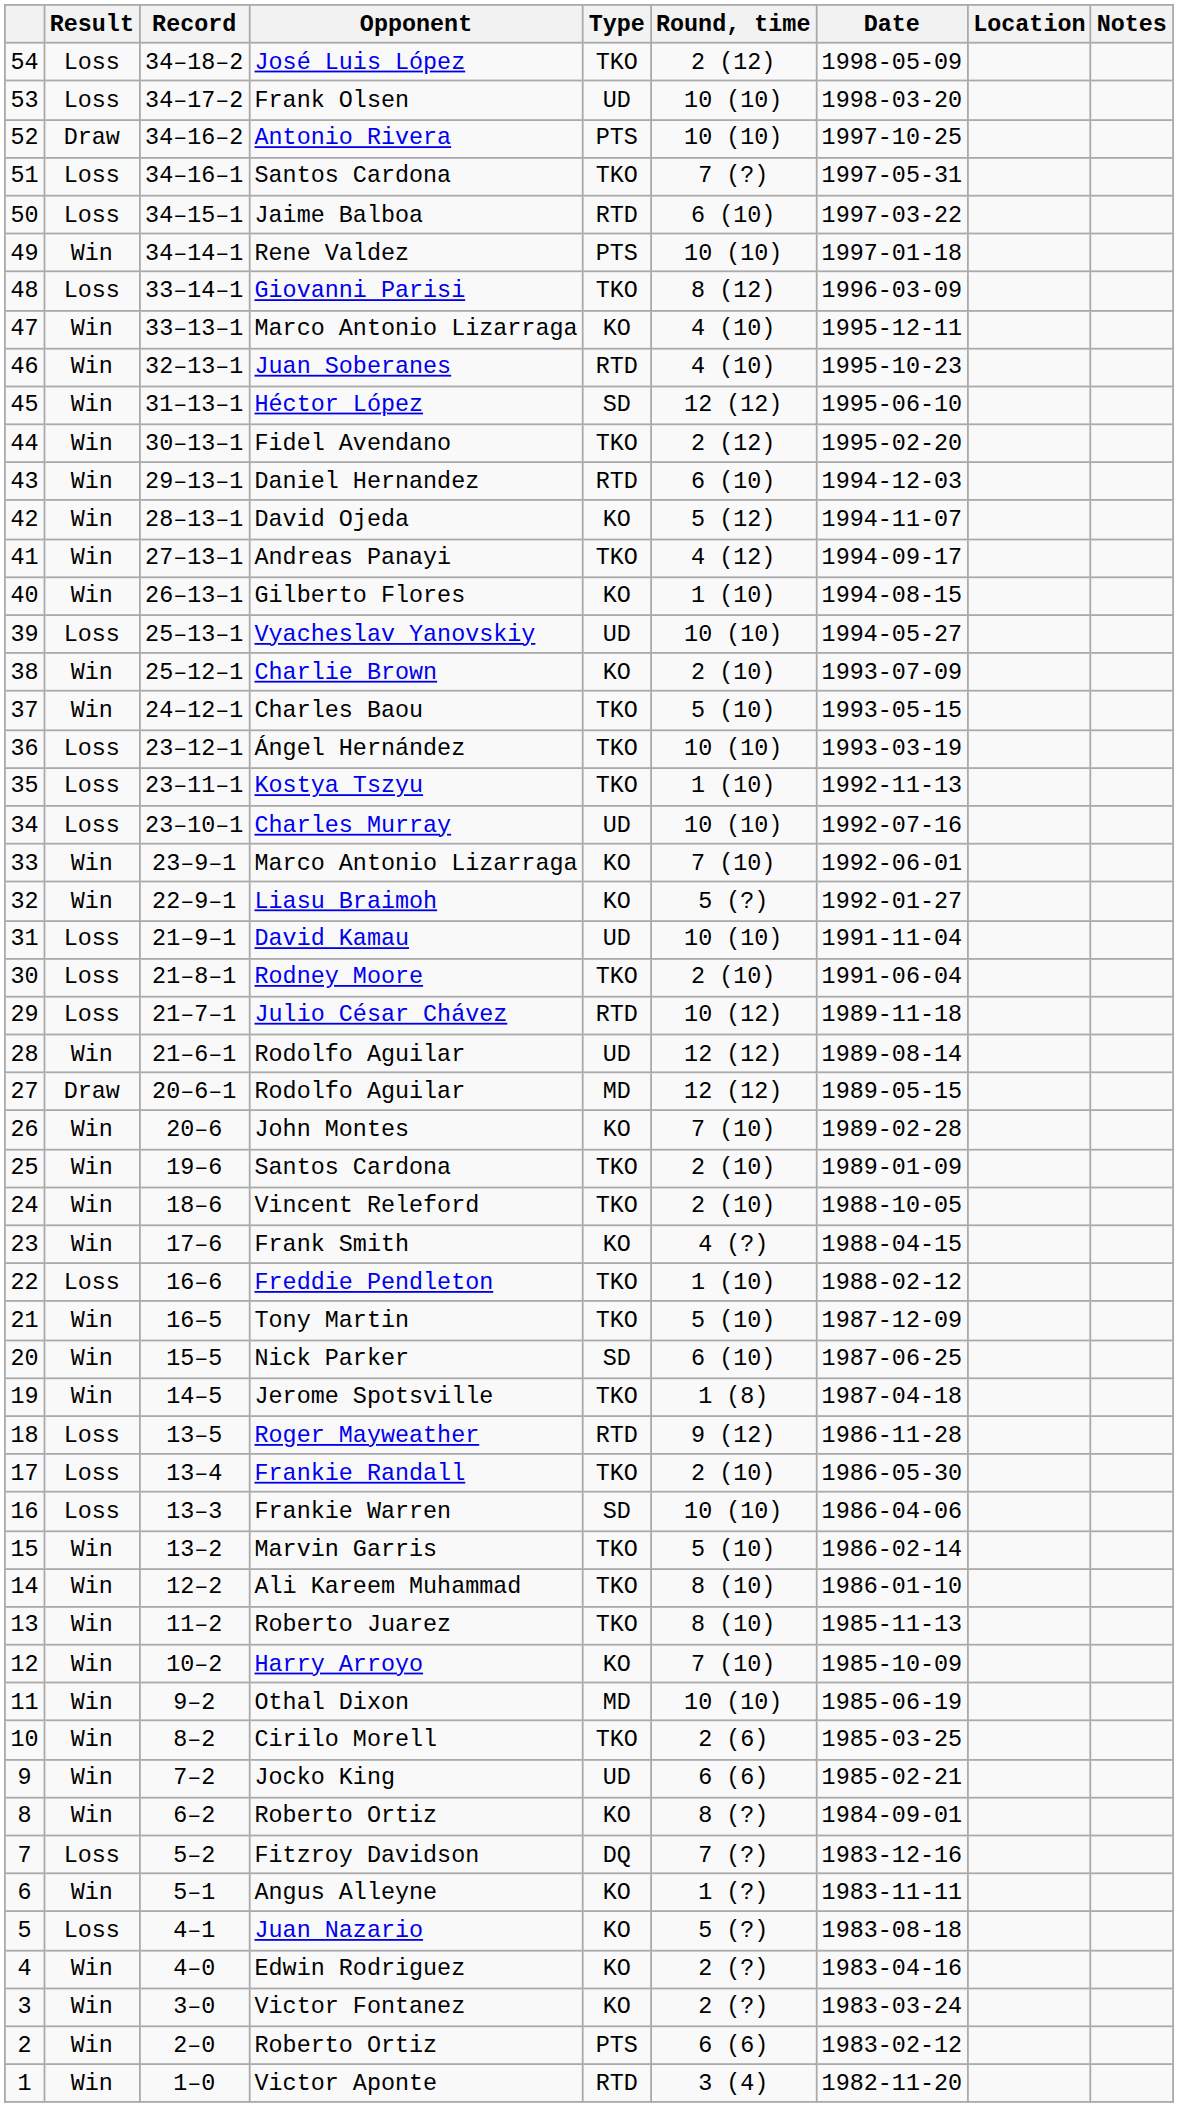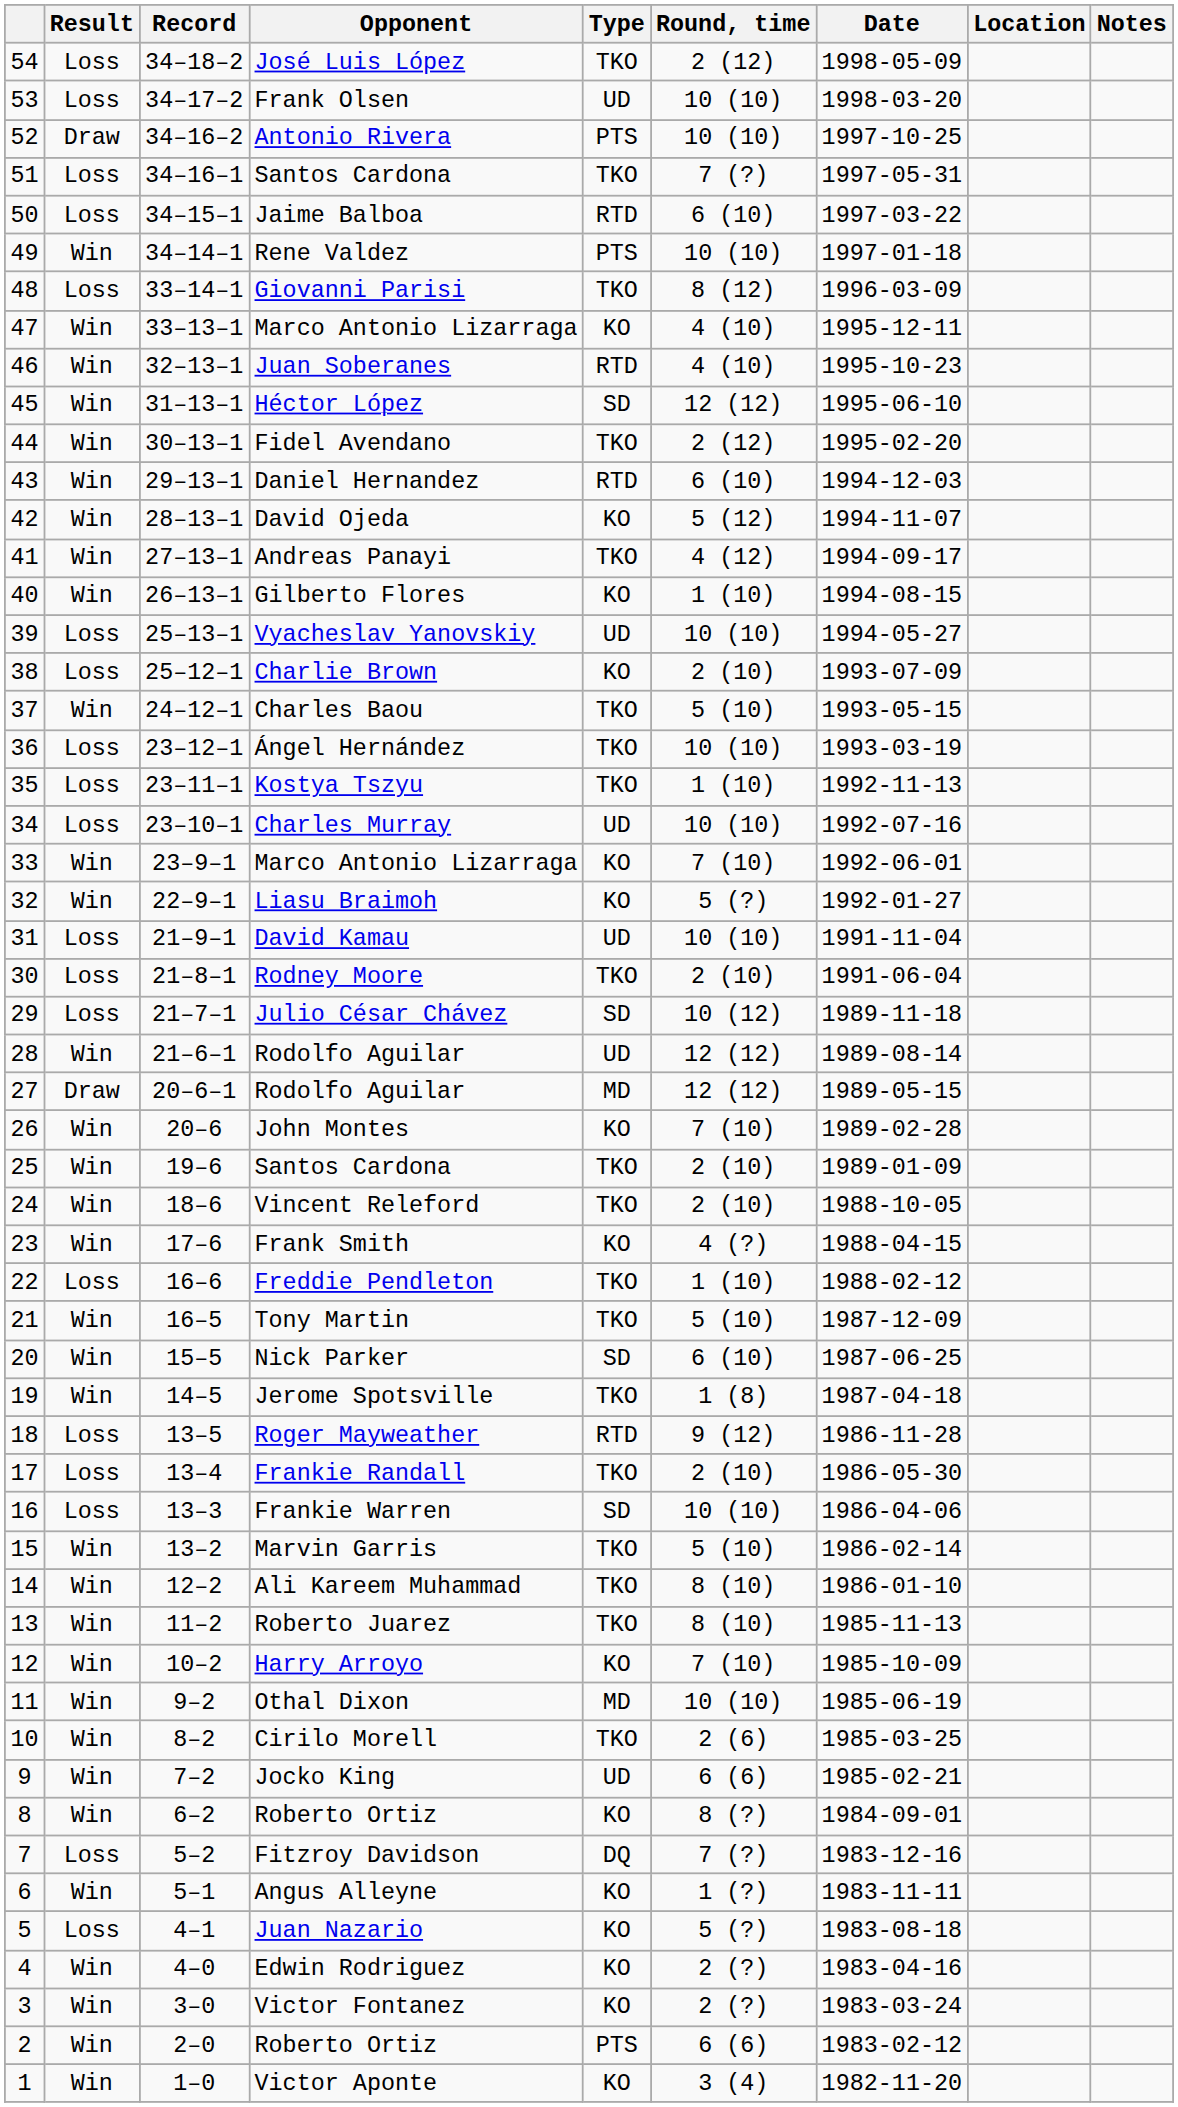(92, 672) Win -> (92, 672) Loss
(617, 1016) RTD -> (617, 1016) SD
(617, 2083) RTD -> (617, 2083) KO
